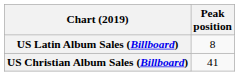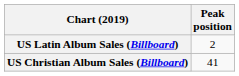(213, 44) 8 -> (213, 44) 2
